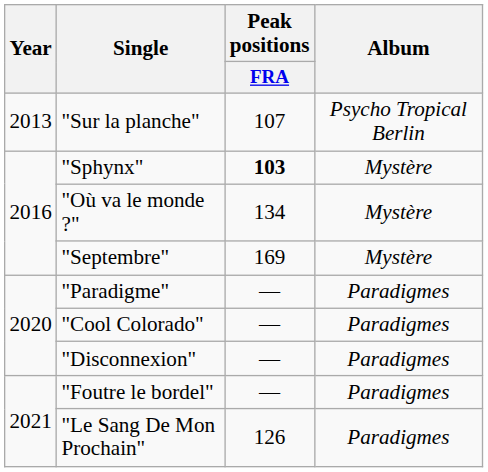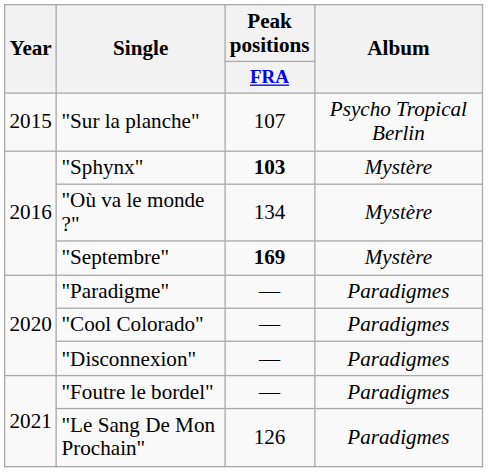(31, 121) 2013 -> (31, 121) 2015
(270, 257) normal -> (270, 257) bold
